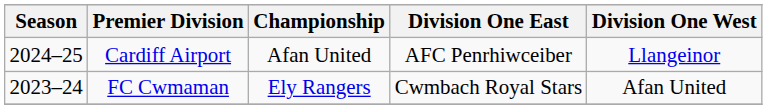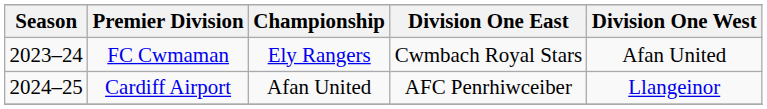rows swapped: (168, 87) <-> (168, 54)
